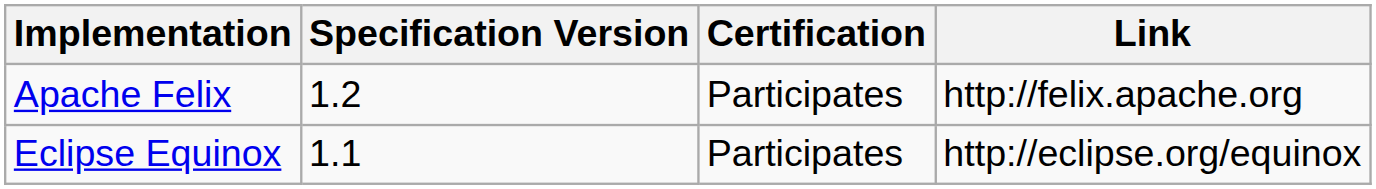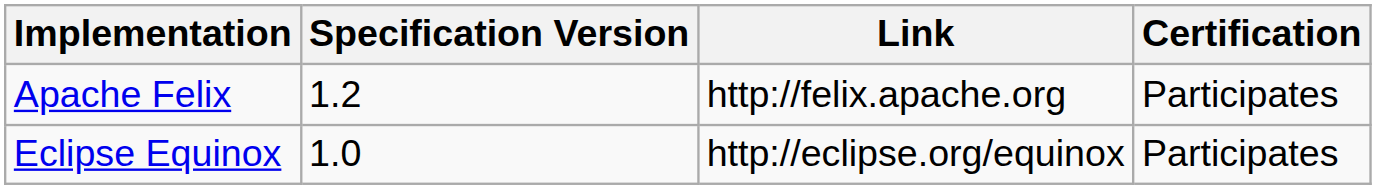columns swapped: (1152, 34) <-> (816, 34)
(335, 153) 1.1 -> (335, 153) 1.0
